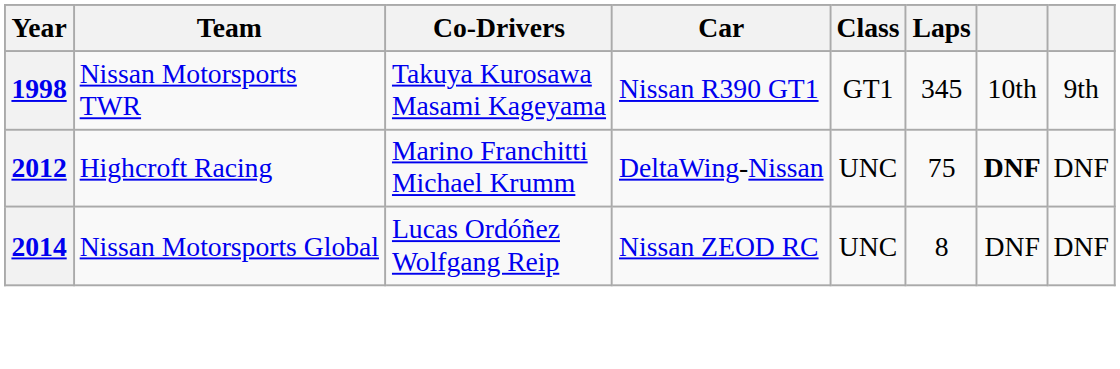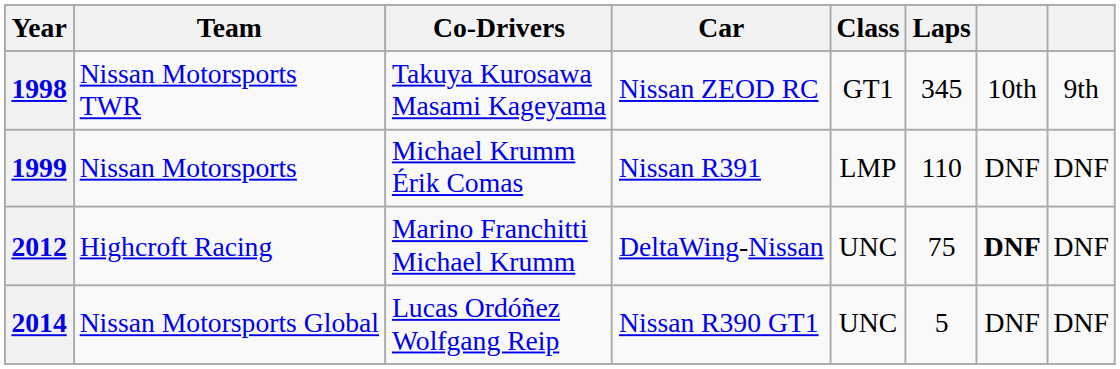(719, 89) Nissan R390 GT1 -> (719, 89) Nissan ZEOD RC
+ row: (39, 167)
(719, 246) Nissan ZEOD RC -> (719, 324) Nissan R390 GT1
(942, 246) 8 -> (942, 324) 5
